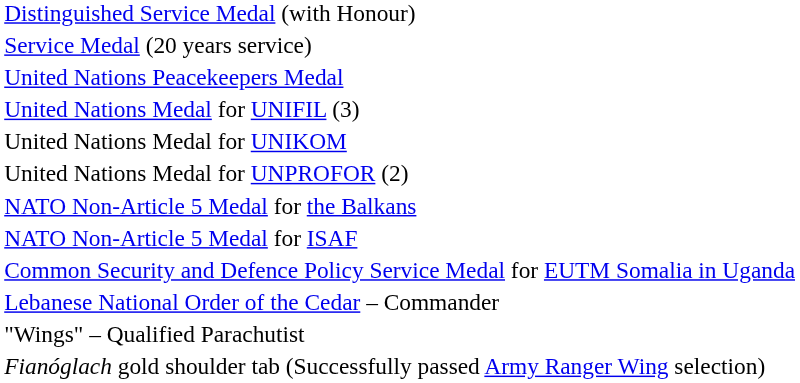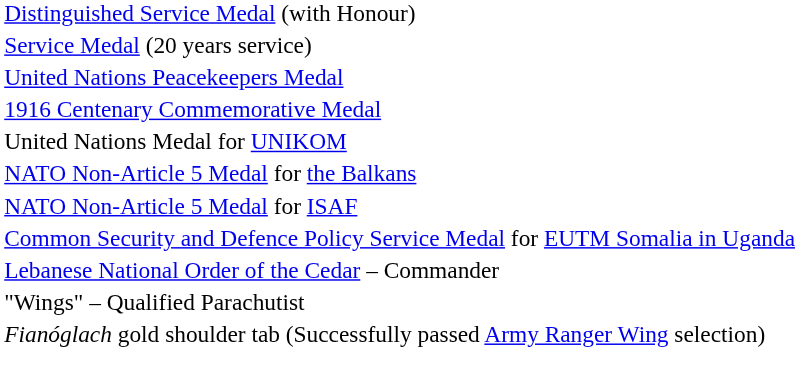+ row: (193, 109)
- row: (182, 109)
- row: (206, 173)
